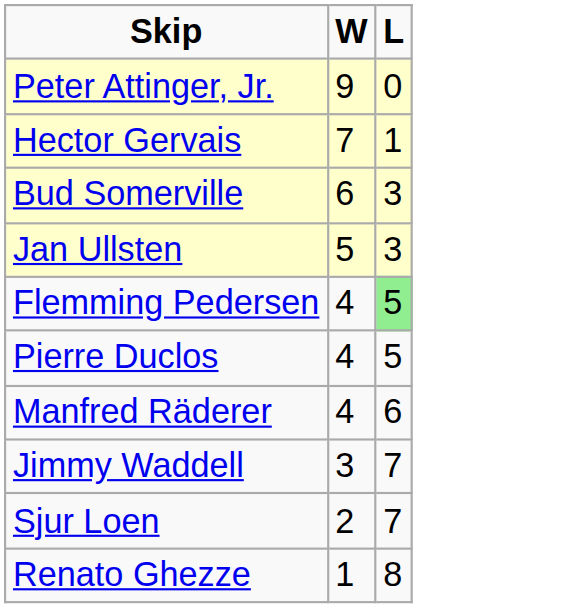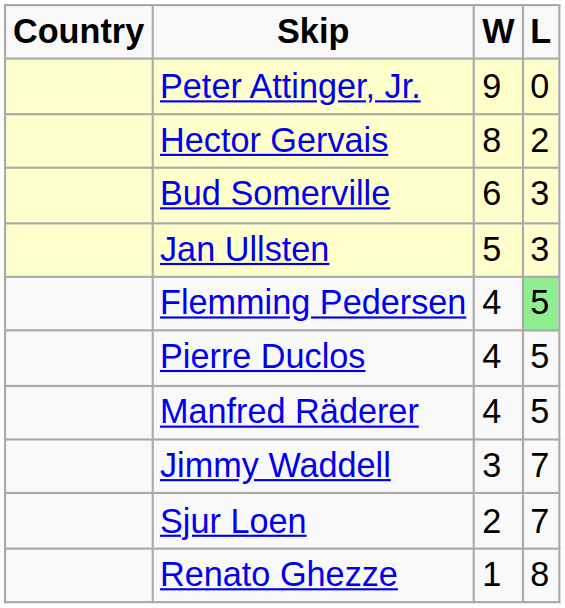+ column: (79, 31)
(345, 140) 7 -> (492, 140) 8
(393, 140) 1 -> (540, 140) 2
(393, 411) 6 -> (540, 411) 5
